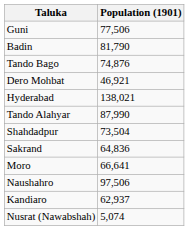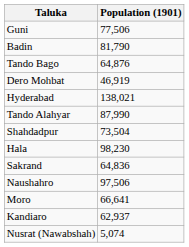(115, 64) 74,876 -> (115, 64) 64,876
(115, 81) 46,921 -> (115, 81) 46,919
+ row: (17, 149)
rows swapped: (19, 166) <-> (30, 183)
